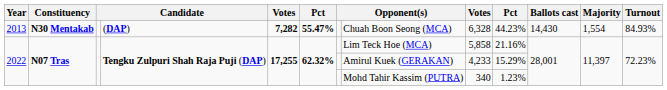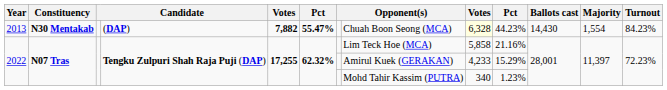(286, 28) 7,282 -> (286, 28) 7,882
(480, 28) no background -> (480, 28) lightyellow background
(641, 28) 84.93% -> (641, 28) 84.23%
